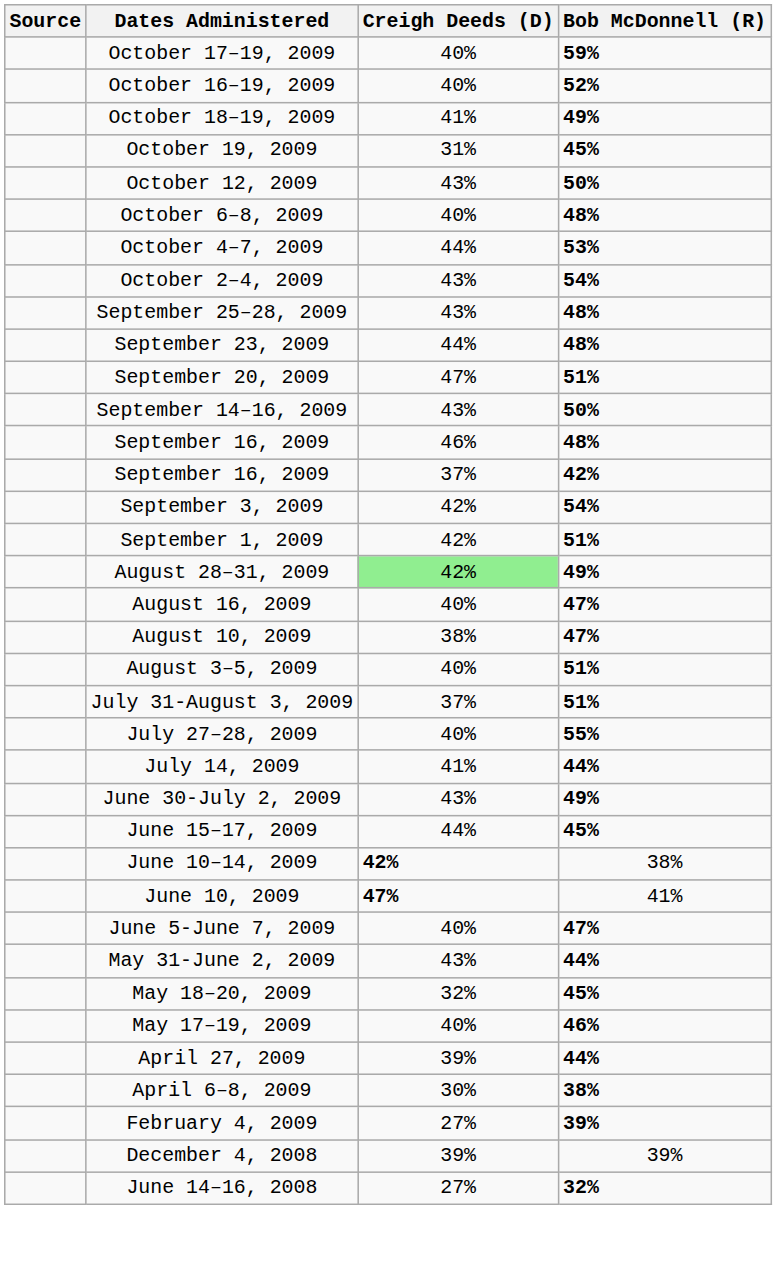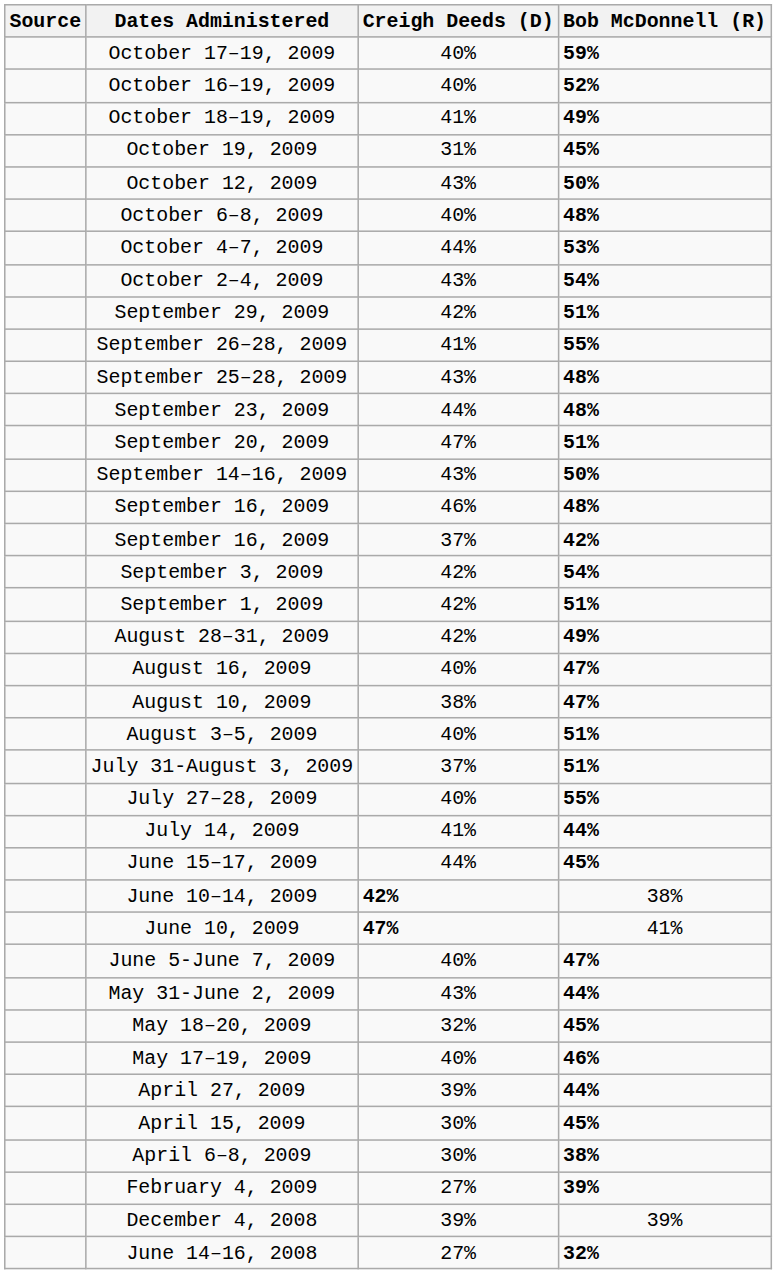+ row: (222, 313)
+ row: (222, 345)
(458, 572) lightgreen background -> (458, 637) no background
- row: (222, 799)
+ row: (222, 1123)
